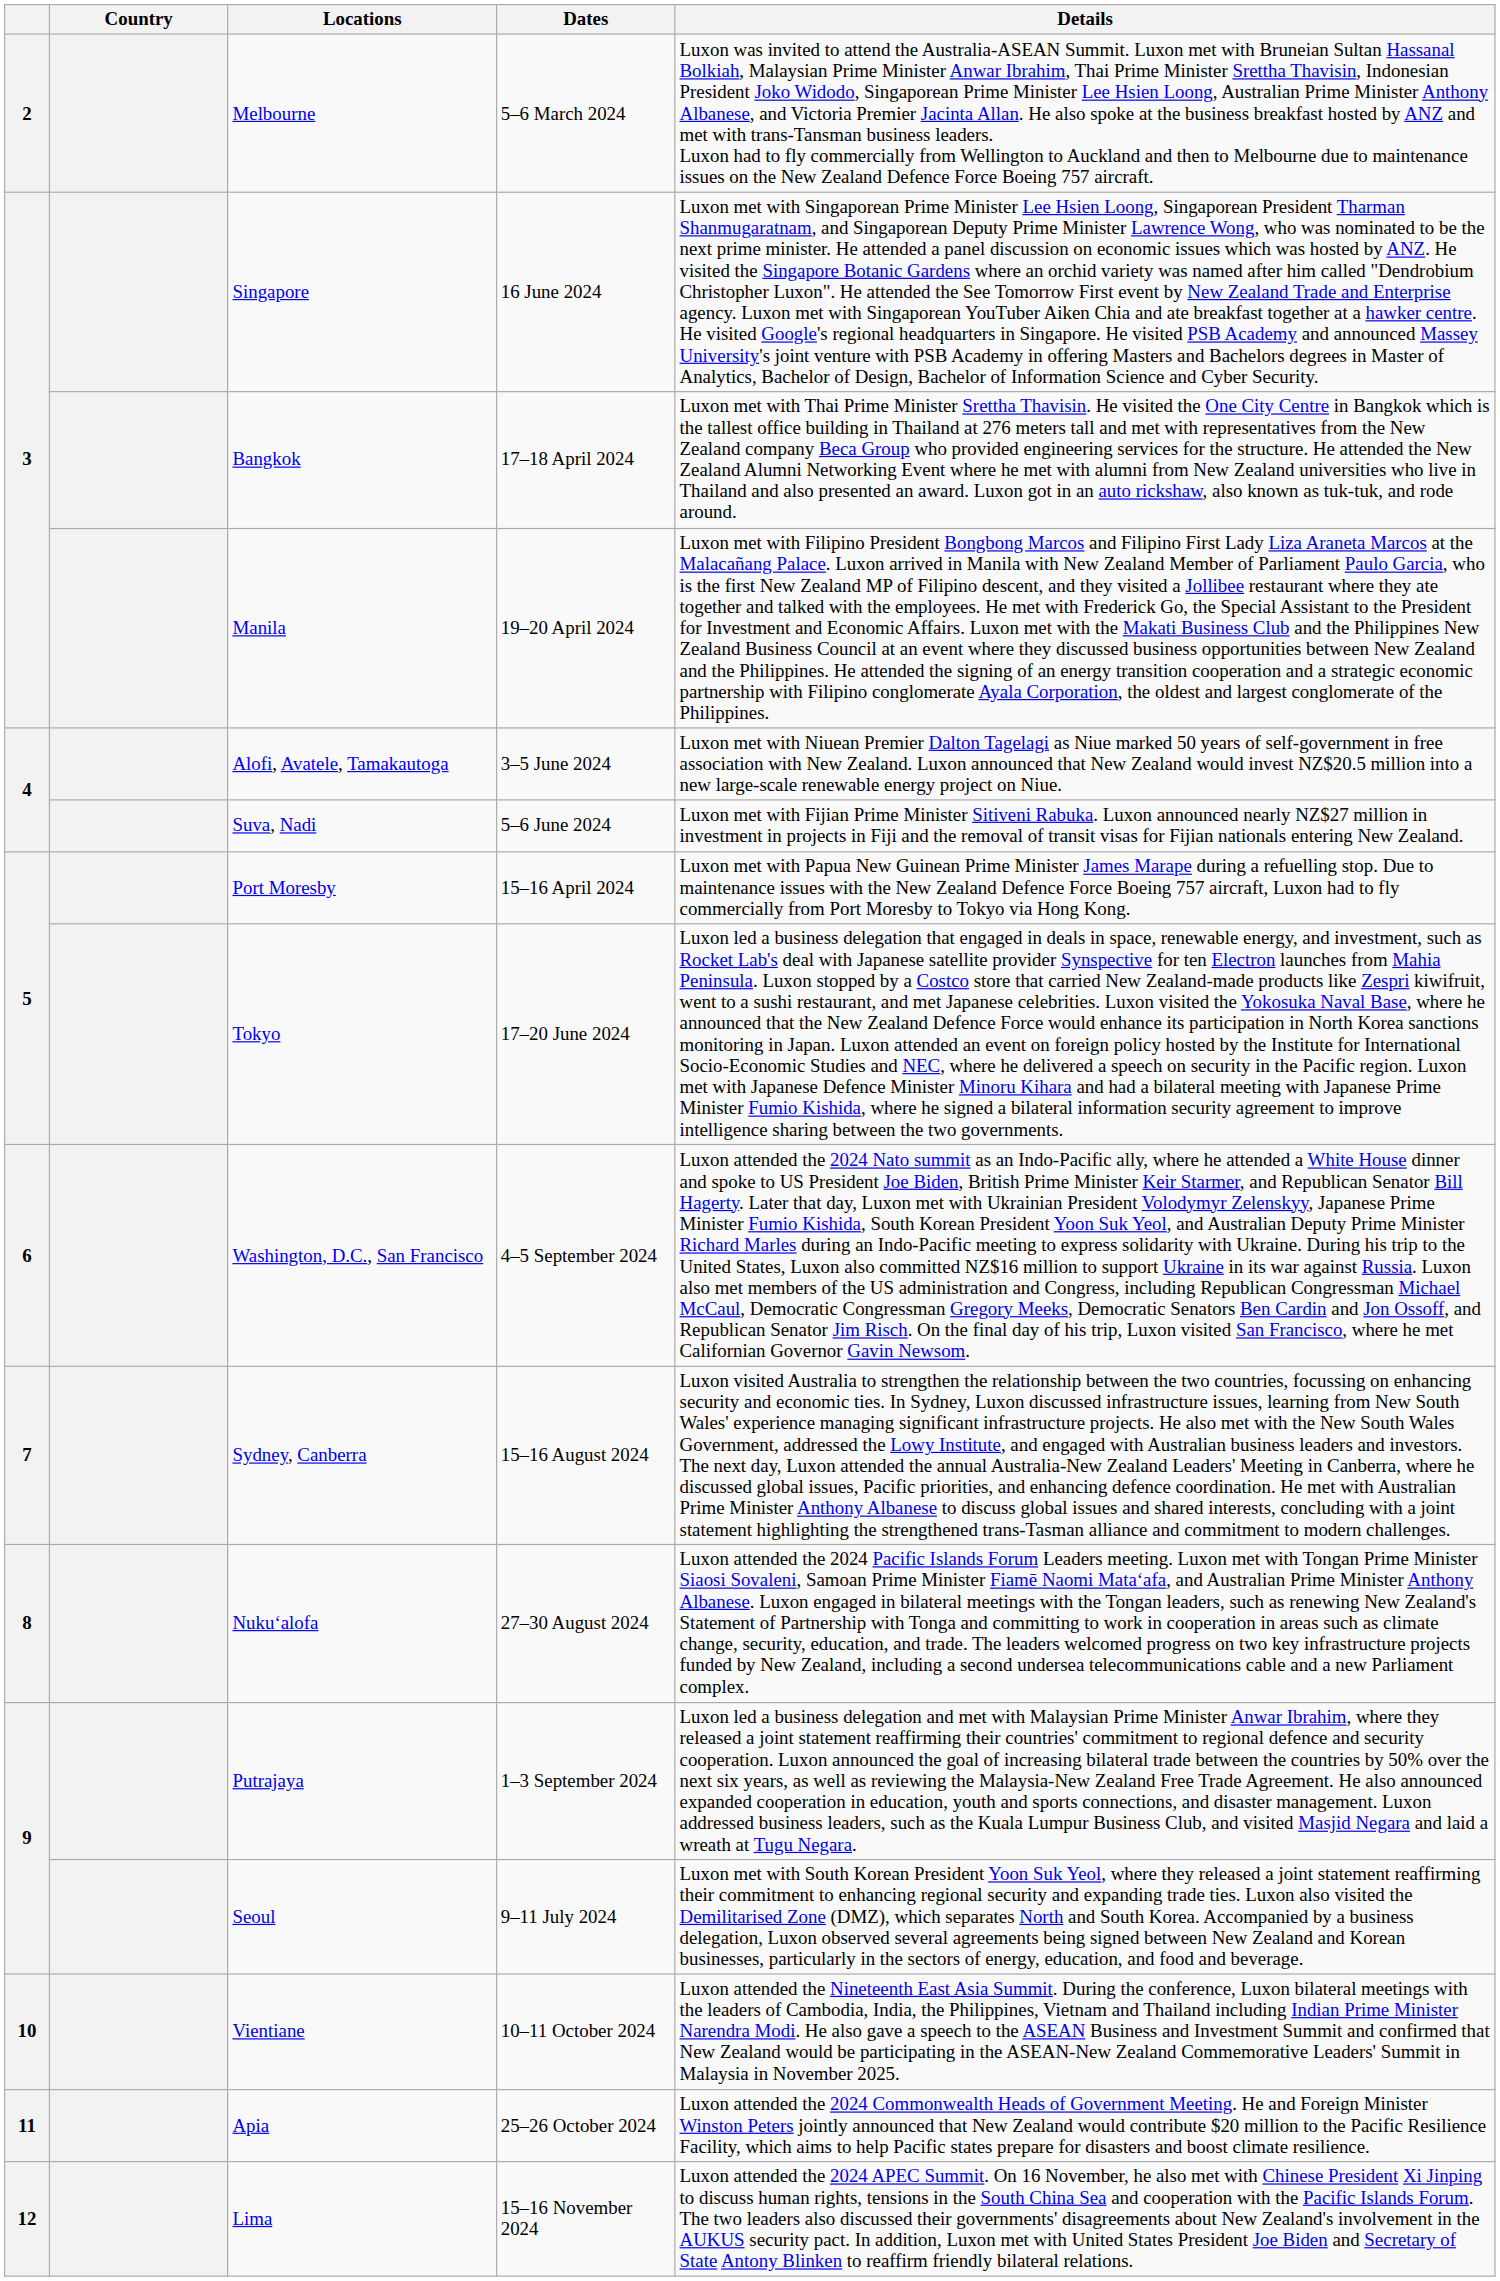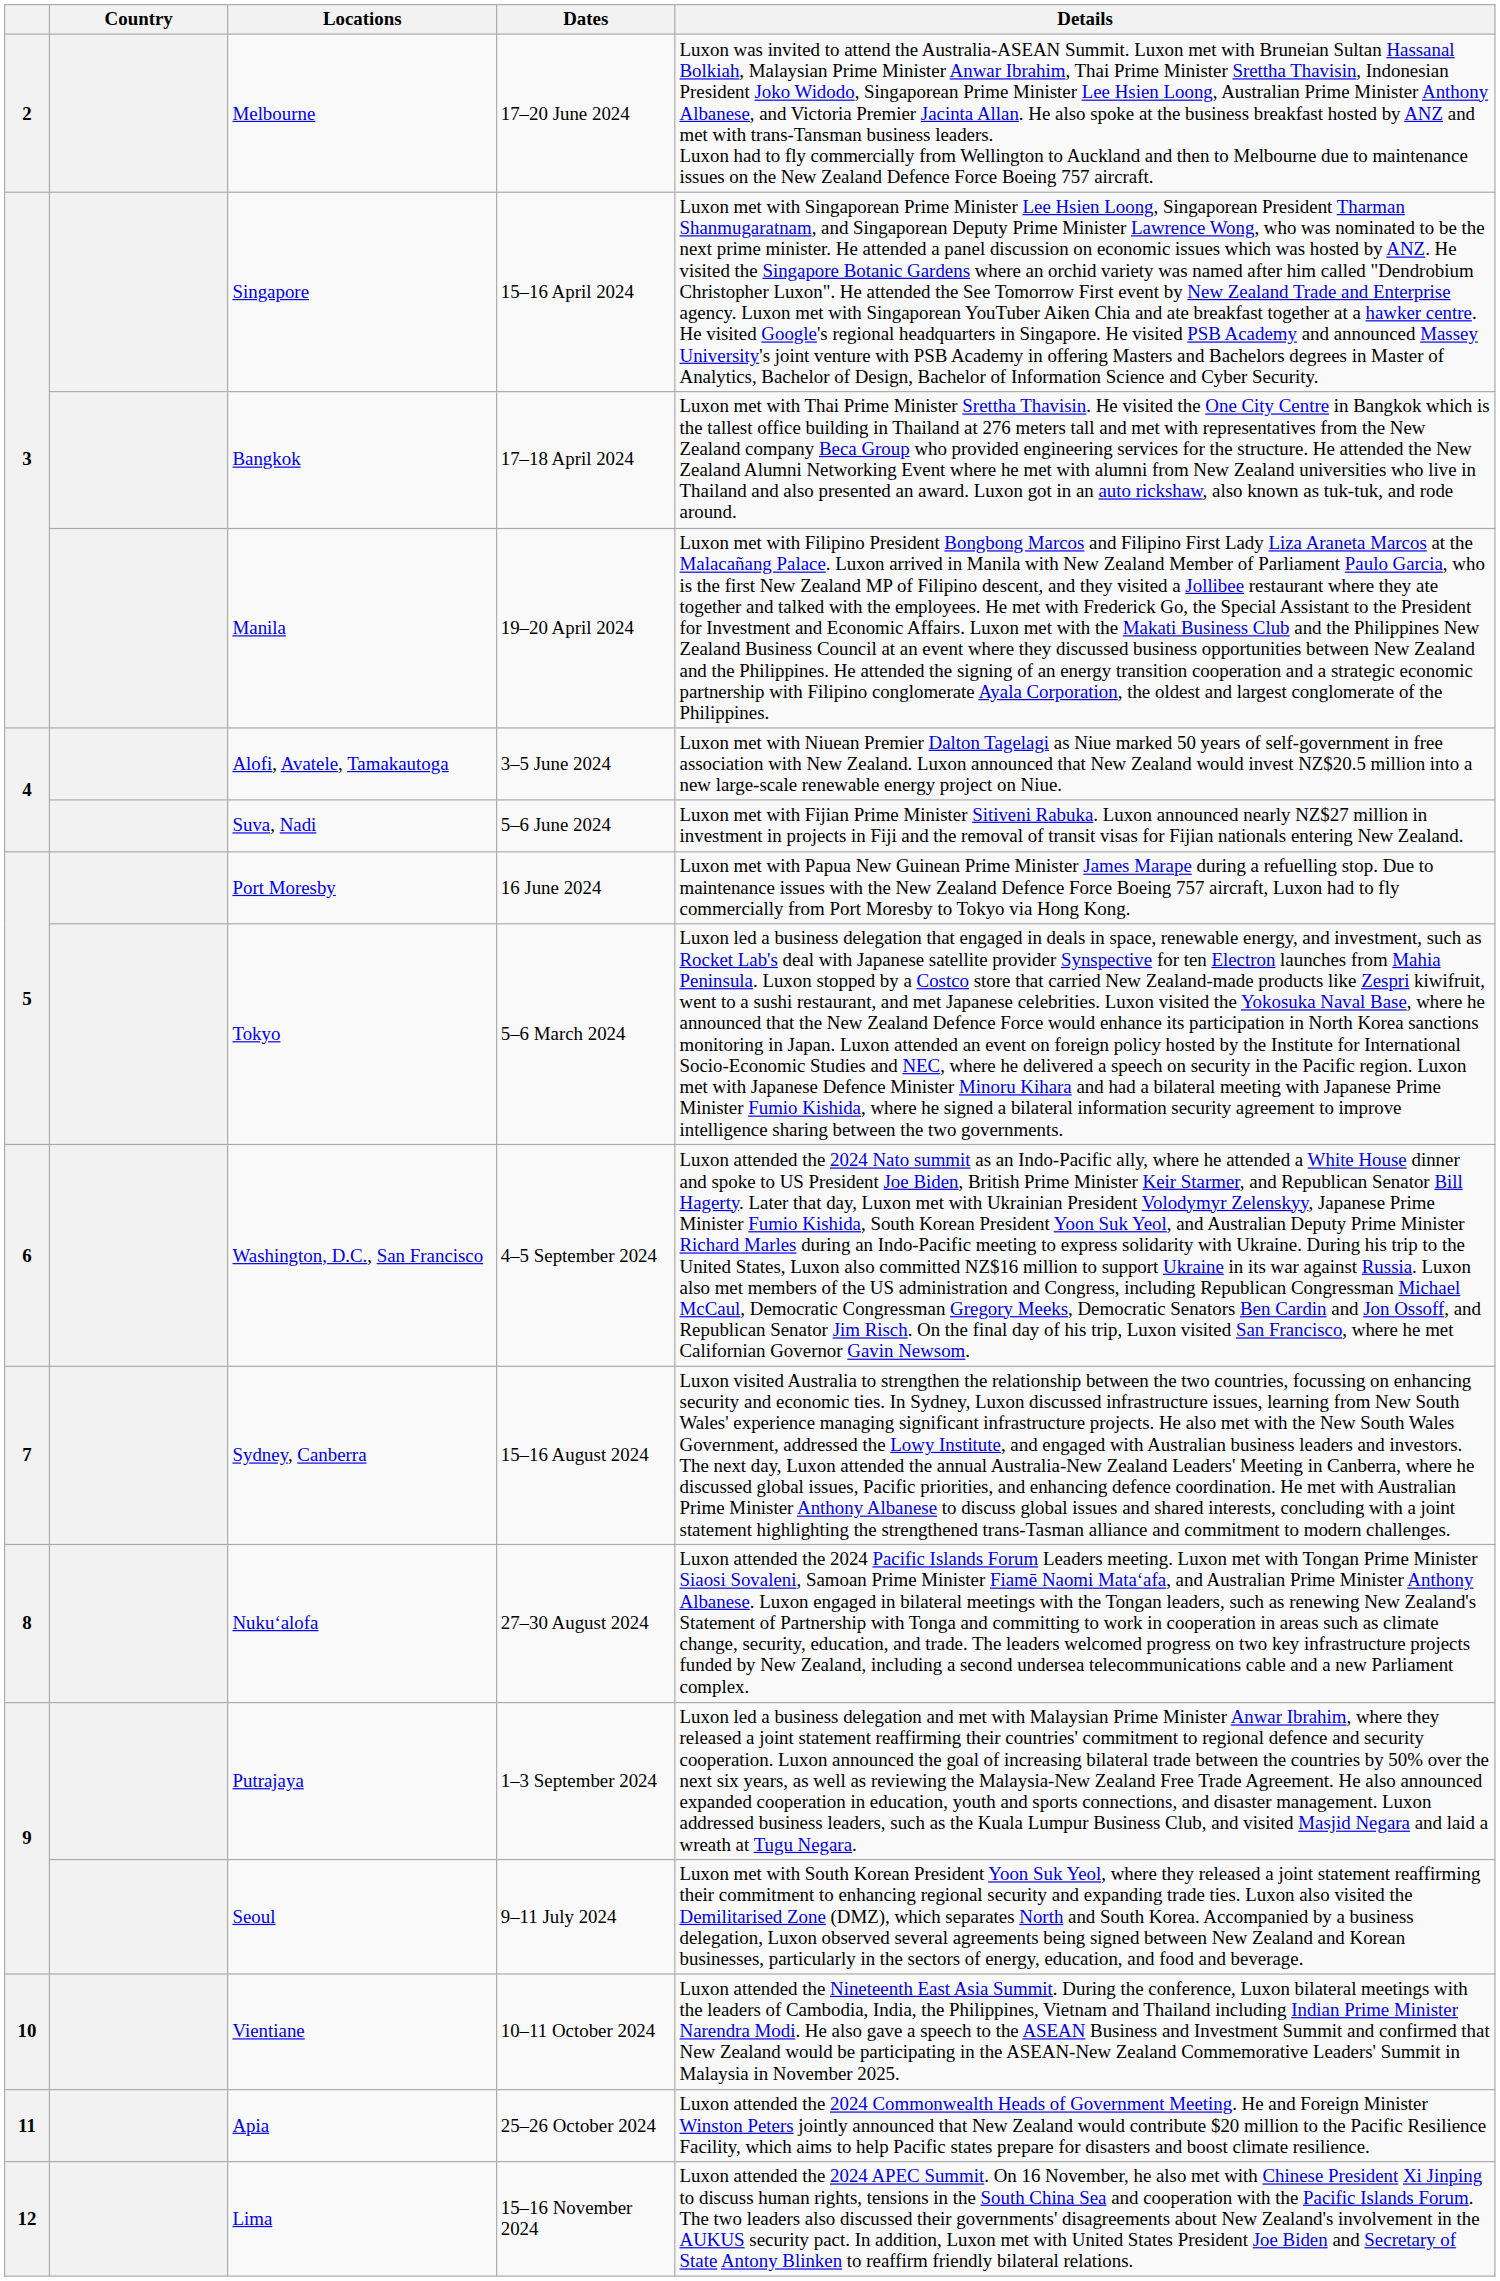(563, 113) 5–6 March 2024 -> (565, 113) 17–20 June 2024
(551, 291) 16 June 2024 -> (567, 291) 15–16 April 2024
(567, 887) 15–16 April 2024 -> (551, 887) 16 June 2024
(565, 1034) 17–20 June 2024 -> (563, 1034) 5–6 March 2024
